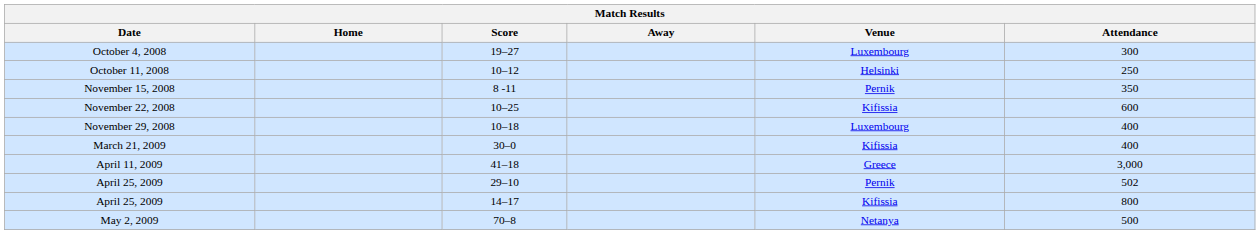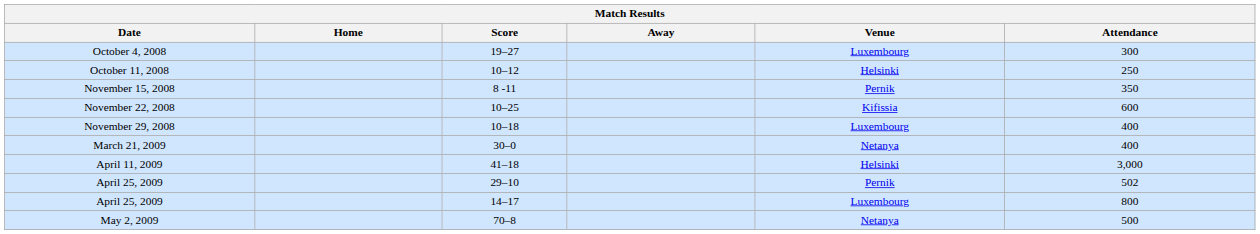(880, 145) Kifissia -> (880, 145) Netanya
(880, 164) Greece -> (880, 164) Helsinki
(880, 201) Kifissia -> (880, 201) Luxembourg
